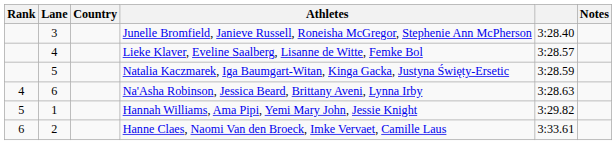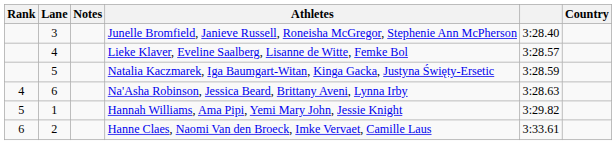columns swapped: (95, 14) <-> (594, 14)
